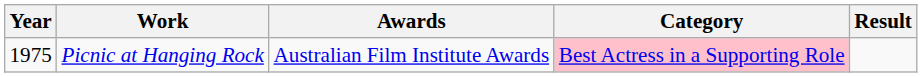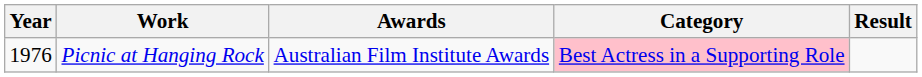(31, 54) 1975 -> (31, 54) 1976
